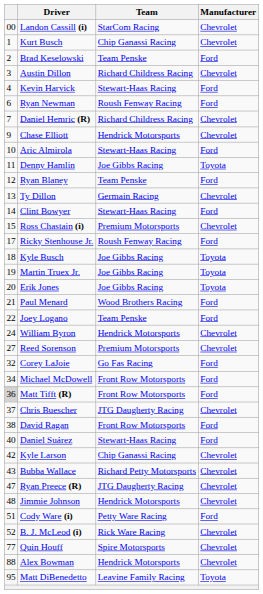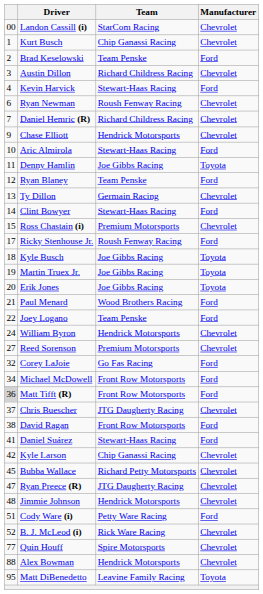(209, 104) Ford -> (219, 104) Chevrolet
(11, 440) 40 -> (11, 440) 41
(11, 470) 43 -> (11, 470) 45
